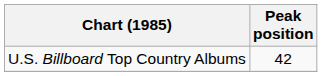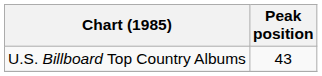(283, 58) 42 -> (283, 58) 43
